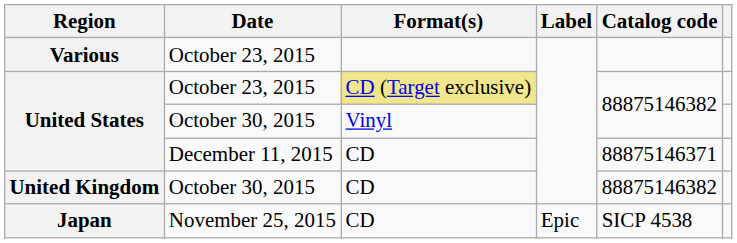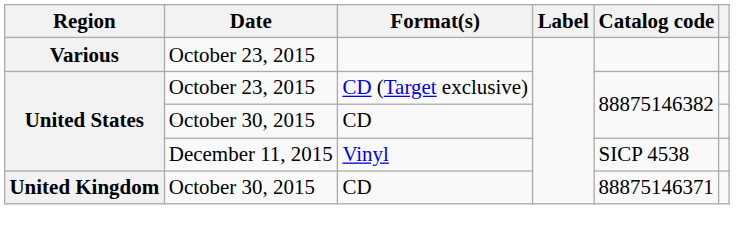(438, 87) khaki background -> (435, 87) no background
(369, 120) Vinyl -> (357, 120) CD
(360, 154) CD -> (366, 154) Vinyl
(659, 154) 88875146371 -> (644, 154) SICP 4538
(659, 187) 88875146382 -> (656, 187) 88875146371
- row: (84, 220)
